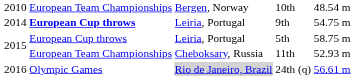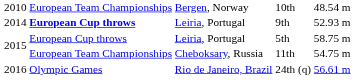(332, 22) 54.75 m -> (332, 22) 52.93 m
(332, 53) 52.93 m -> (332, 53) 54.75 m
(224, 69) lightgrey background -> (224, 69) no background
